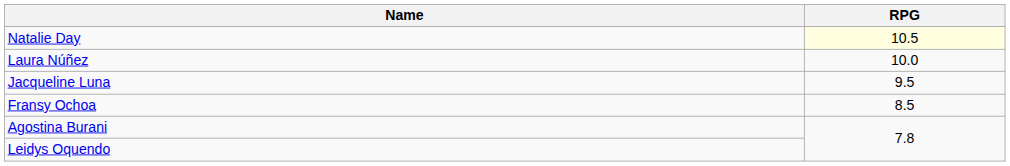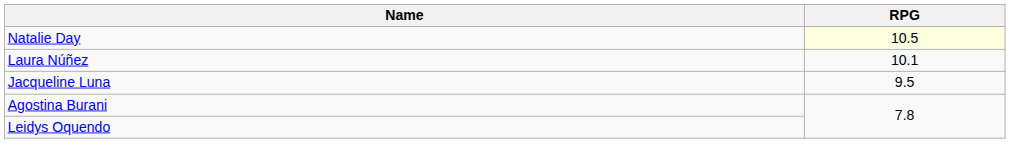(905, 60) 10.0 -> (905, 60) 10.1
- row: (52, 104)
